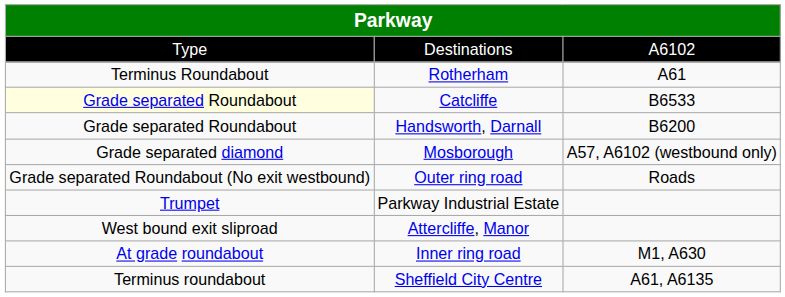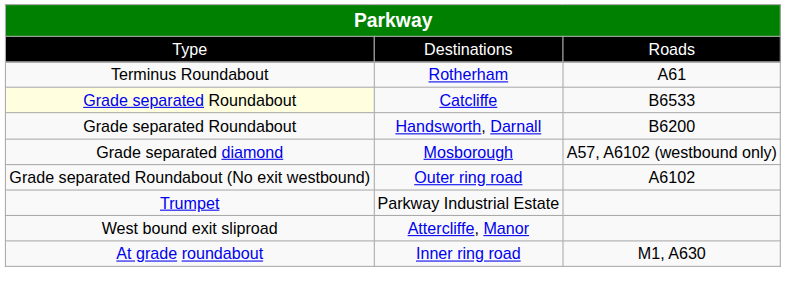(672, 50) A6102 -> (672, 50) Roads
(672, 177) Roads -> (672, 177) A6102
- row: (468, 279)
